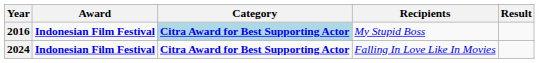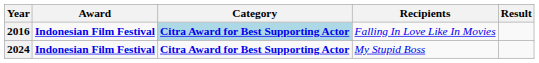(390, 31) My Stupid Boss -> (425, 31) Falling In Love Like In Movies
(425, 49) Falling In Love Like In Movies -> (390, 49) My Stupid Boss
